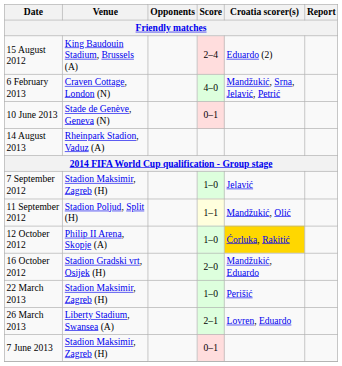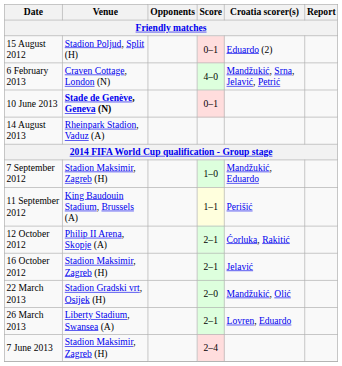(99, 55) King Baudouin Stadium, Brussels (A) -> (105, 49) Stadion Poljud, Split (H)
(211, 55) 2–4 -> (211, 49) 0–1
(98, 115) normal -> (100, 104) bold
(240, 185) Jelavić -> (249, 174) Mandžukić, Eduardo
(105, 212) Stadion Poljud, Split (H) -> (99, 206) King Baudouin Stadium, Brussels (A)
(259, 212) Mandžukić, Olić -> (240, 206) Perišić
(211, 239) 1–0 -> (211, 239) 2–1
(258, 239) gold background -> (258, 239) no background
(103, 266) Stadion Gradski vrt, Osijek (H) -> (100, 266) Stadion Maksimir, Zagreb (H)
(211, 266) 2–0 -> (211, 266) 2–1
(249, 266) Mandžukić, Eduardo -> (240, 266) Jelavić
(100, 293) Stadion Maksimir, Zagreb (H) -> (103, 293) Stadion Gradski vrt, Osijek (H)
(211, 293) 1–0 -> (211, 293) 2–0
(240, 293) Perišić -> (259, 293) Mandžukić, Olić
(211, 348) 0–1 -> (211, 348) 2–4
